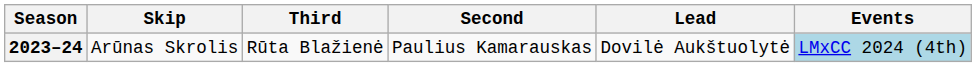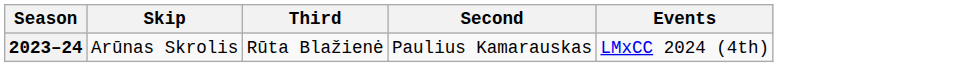- column: (695, 19)
(883, 48) lightblue background -> (685, 48) no background
